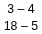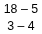rows swapped: (21, 9) <-> (21, 26)
